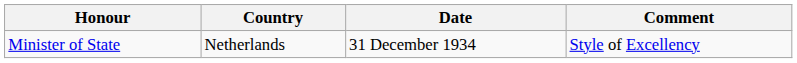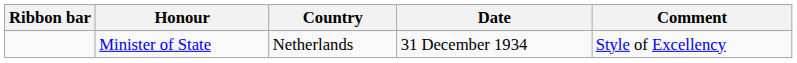+ column: (50, 17)
